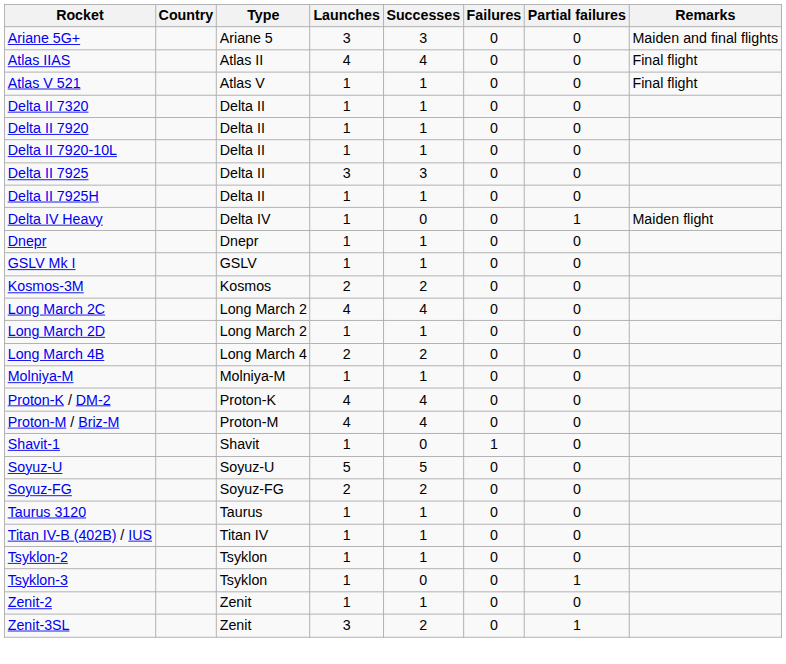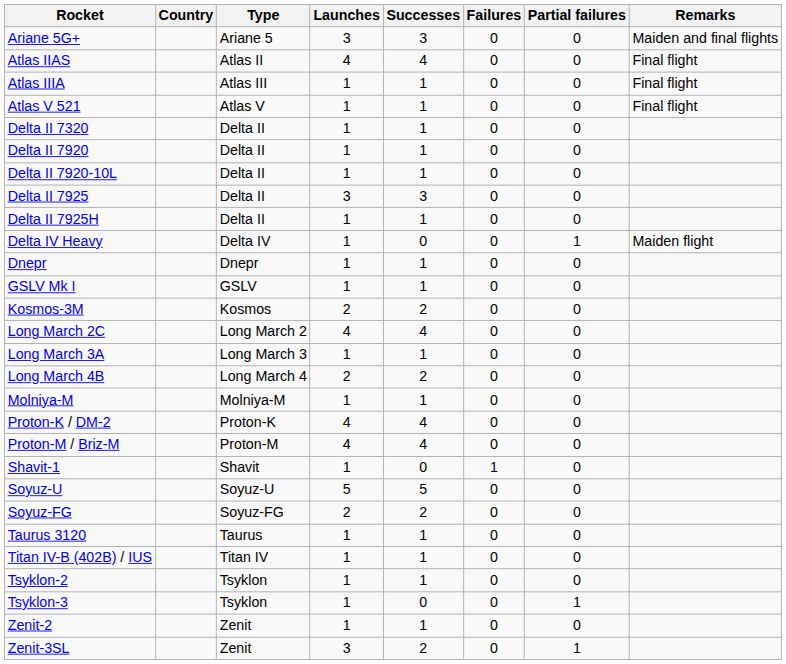+ row: (36, 83)
- row: (56, 331)
+ row: (56, 354)
